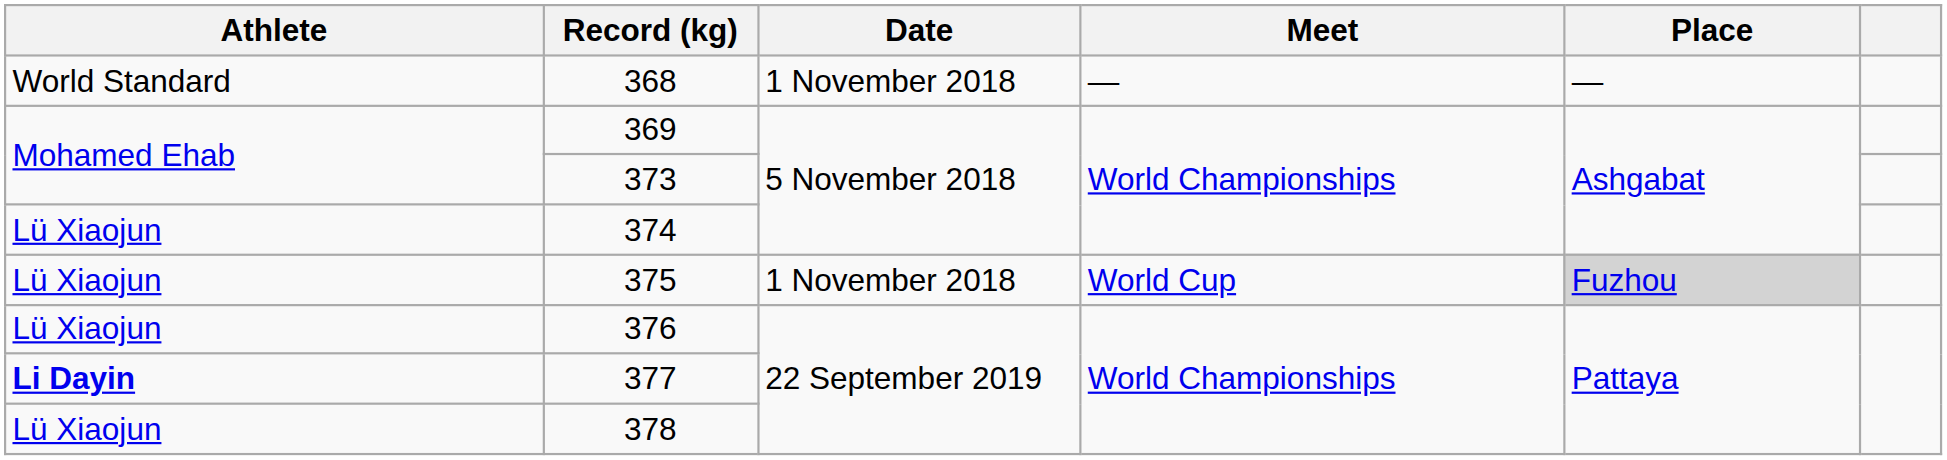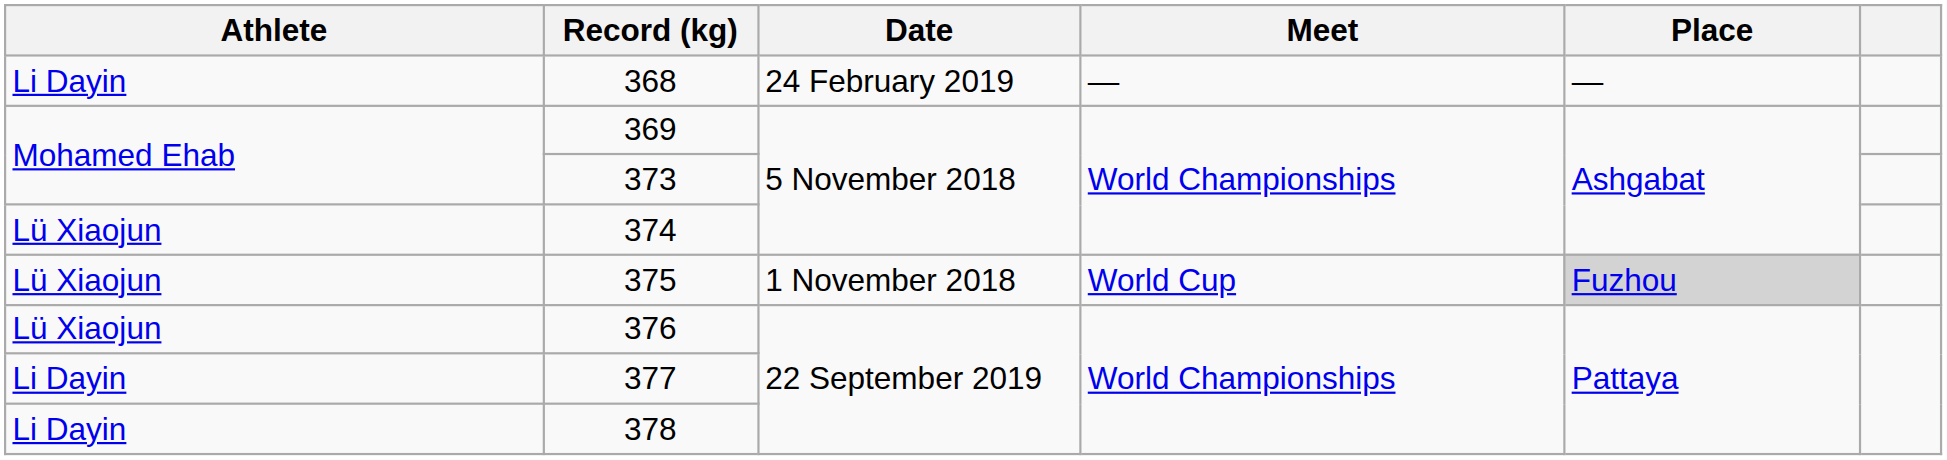(122, 80) World Standard -> (69, 80) Li Dayin
(890, 80) 1 November 2018 -> (890, 80) 24 February 2019
(74, 379) bold -> (69, 379) normal
(87, 429) Lü Xiaojun -> (69, 429) Li Dayin
